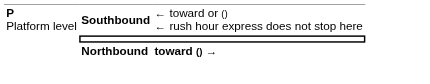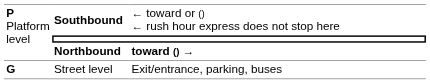+ row: (83, 69)
